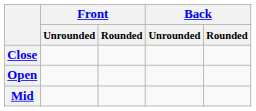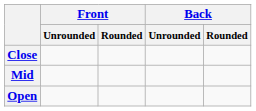rows swapped: (22, 95) <-> (22, 75)
